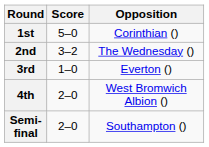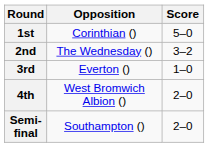columns swapped: (146, 14) <-> (68, 14)
